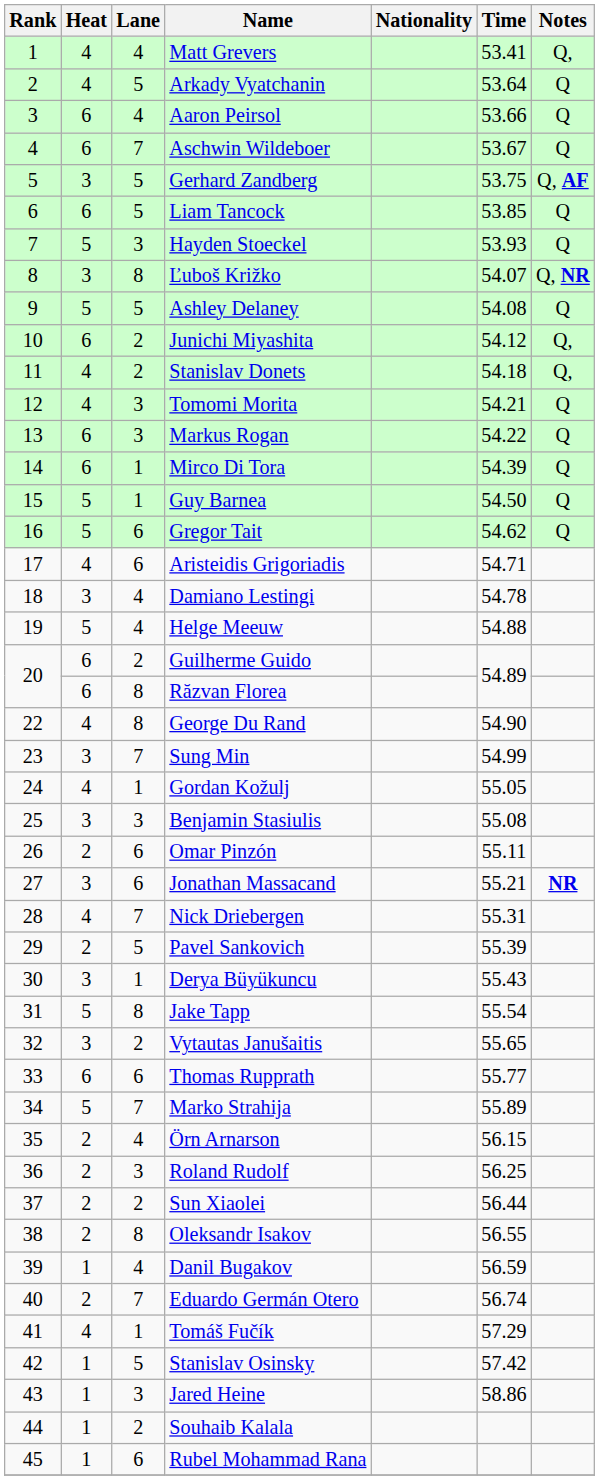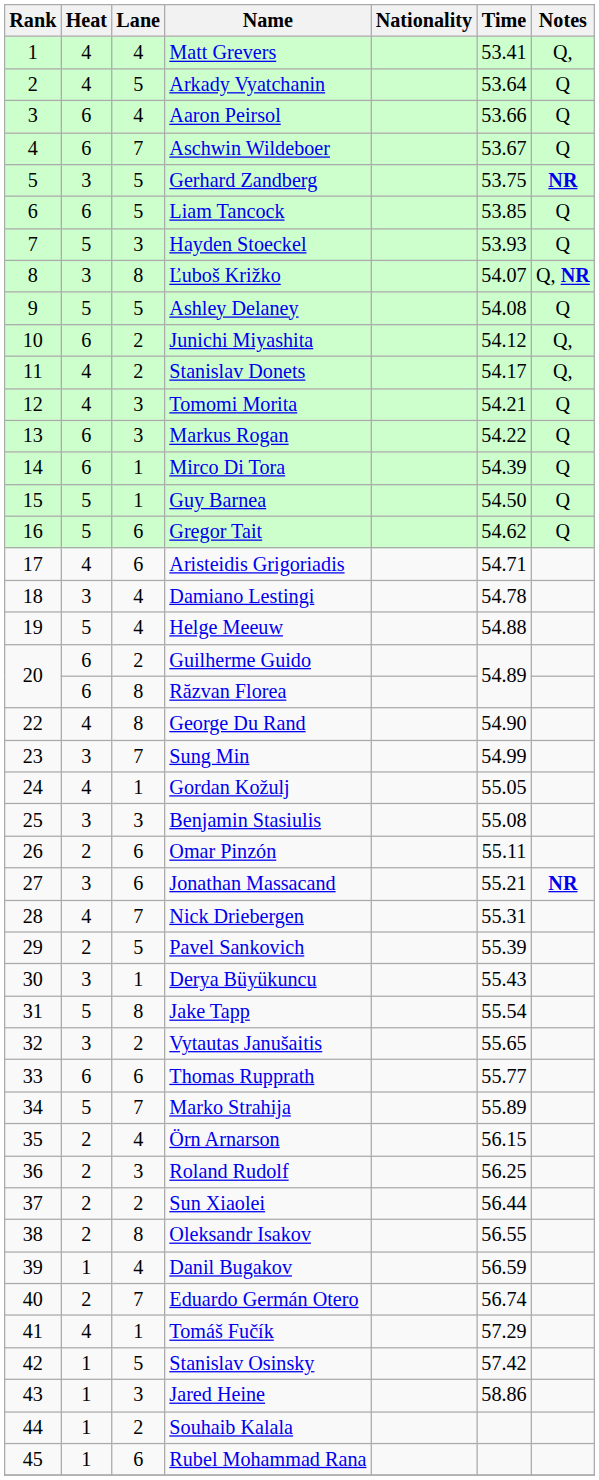(563, 180) Q, AF -> (563, 180) NR
(504, 372) 54.18 -> (504, 372) 54.17
